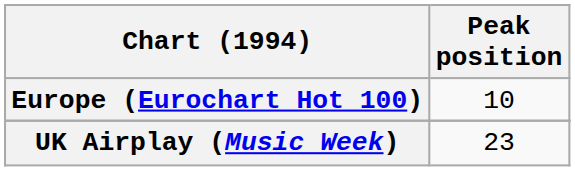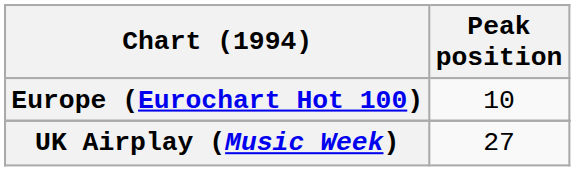(499, 143) 23 -> (499, 143) 27
